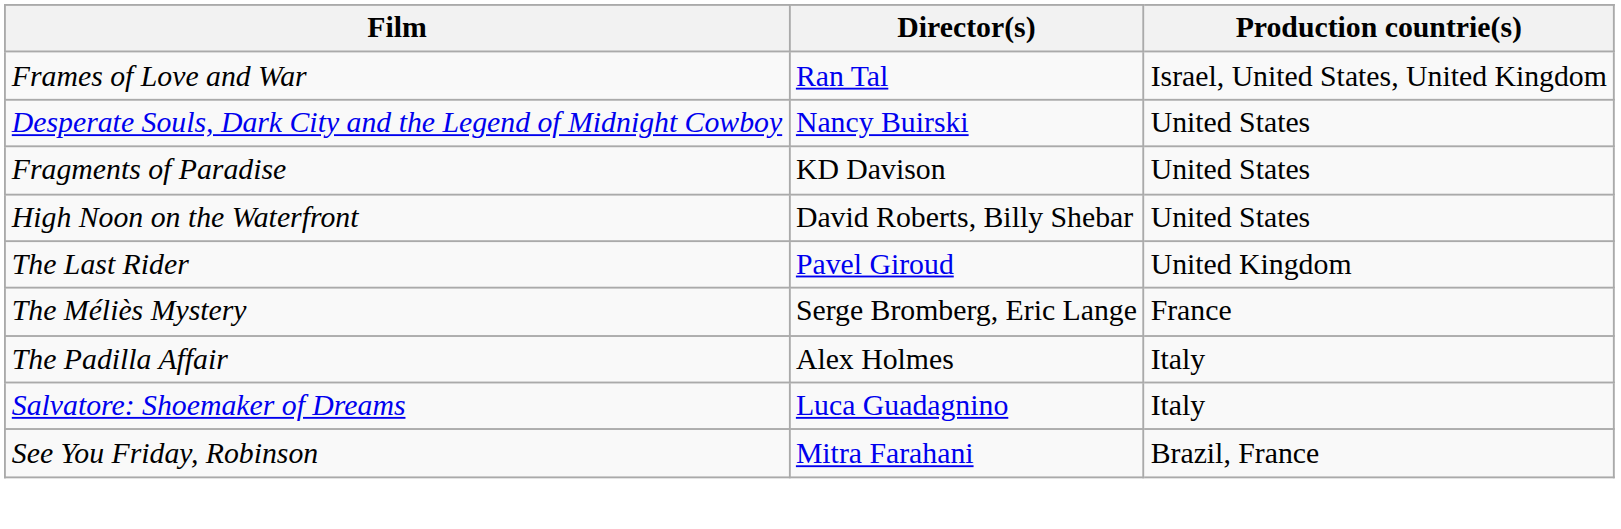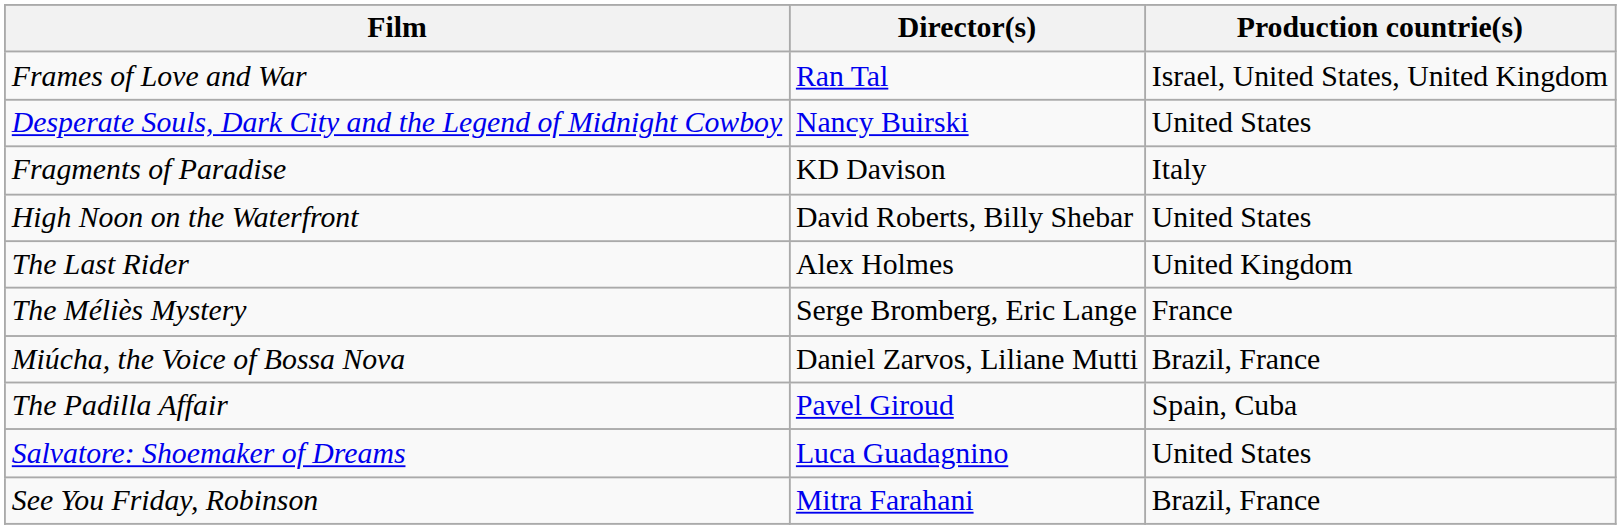(1230, 169) United States -> (1179, 169) Italy
(875, 264) Pavel Giroud -> (875, 264) Alex Holmes
+ row: (208, 358)
(875, 358) Alex Holmes -> (875, 405) Pavel Giroud
(1178, 358) Italy -> (1225, 405) Spain, Cuba
(1178, 405) Italy -> (1232, 452) United States
